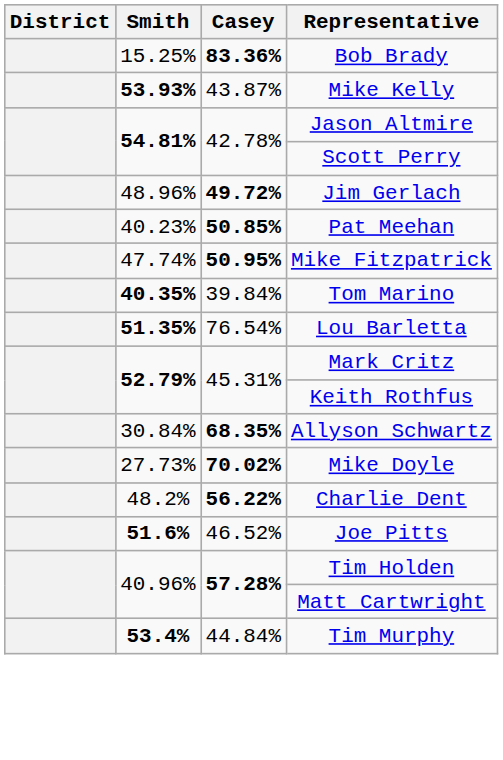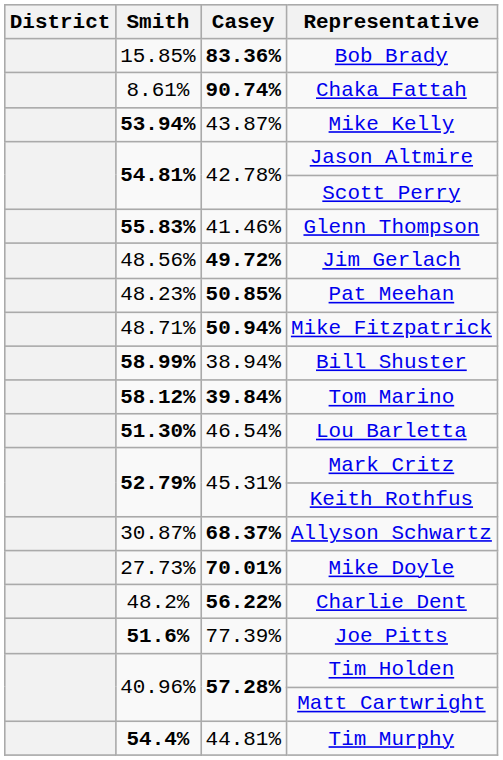(158, 56) 15.25% -> (158, 56) 15.85%
+ row: (391, 90)
(158, 90) 53.93% -> (158, 124) 53.94%
+ row: (391, 227)
(158, 192) 48.96% -> (158, 261) 48.56%
(158, 227) 40.23% -> (158, 295) 48.23%
(158, 261) 47.74% -> (158, 329) 48.71%
(243, 261) 50.95% -> (243, 329) 50.94%
+ row: (391, 363)
(158, 295) 40.35% -> (158, 397) 58.12%
(243, 295) normal -> (243, 397) bold
(158, 329) 51.35% -> (158, 431) 51.30%
(243, 329) 76.54% -> (243, 431) 46.54%
(158, 431) 30.84% -> (158, 534) 30.87%
(243, 431) 68.35% -> (243, 534) 68.37%
(243, 465) 70.02% -> (243, 568) 70.01%
(243, 534) 46.52% -> (243, 636) 77.39%
(158, 636) 53.4% -> (158, 738) 54.4%
(243, 636) 44.84% -> (243, 738) 44.81%
